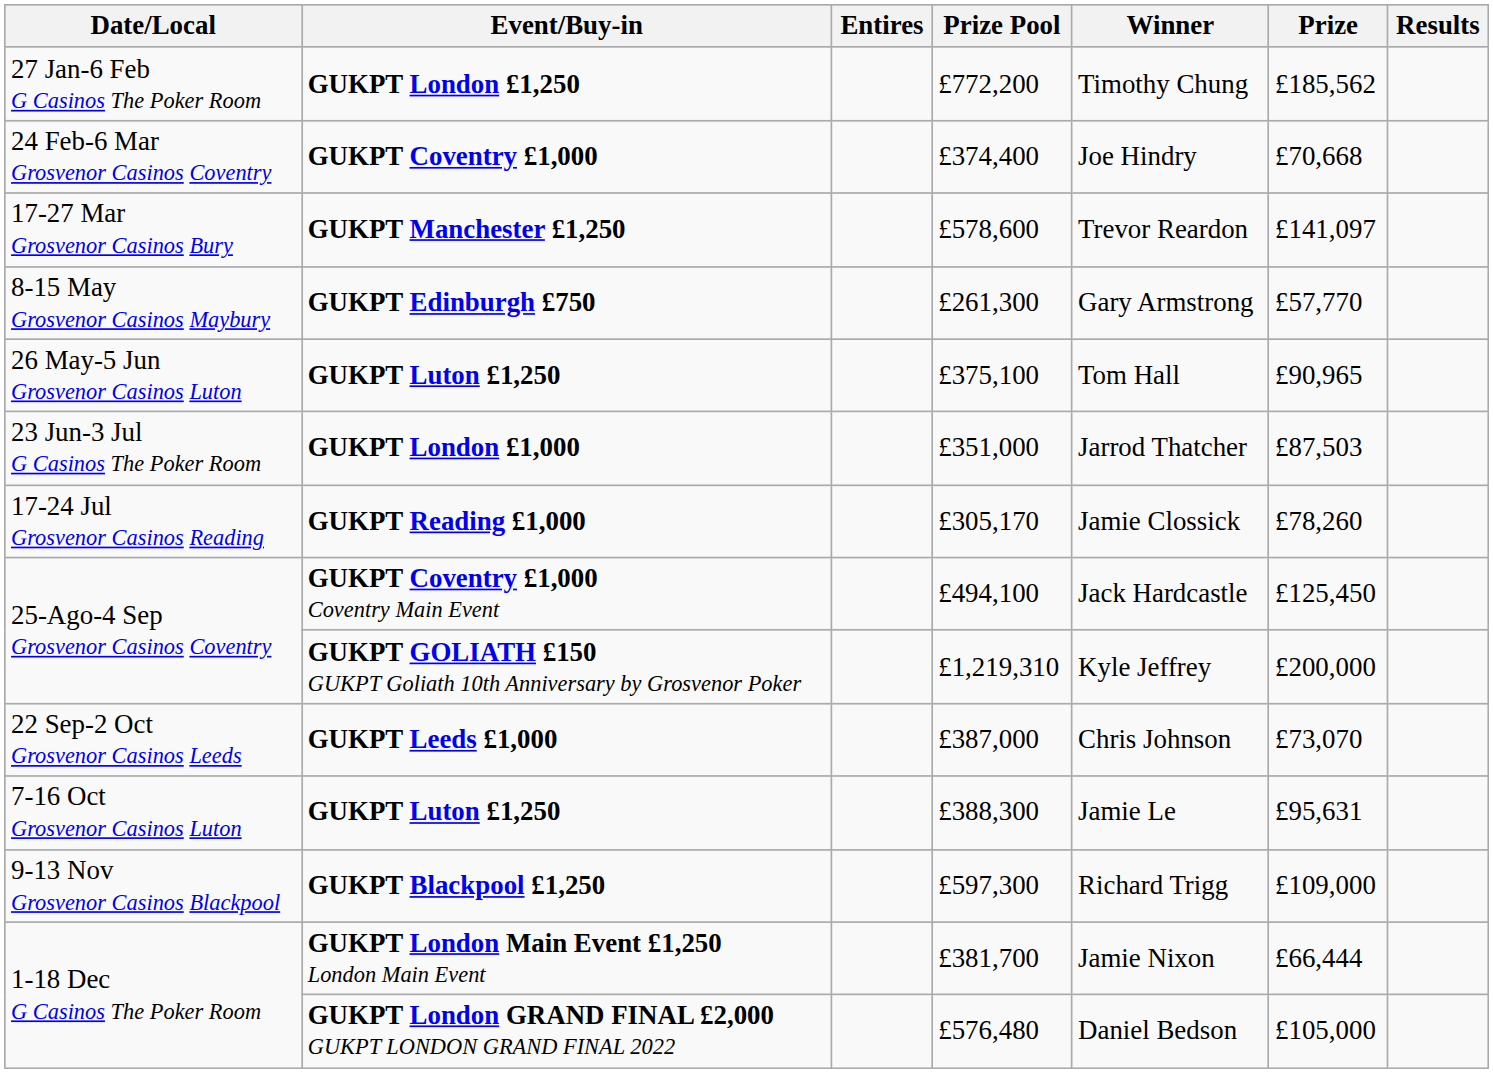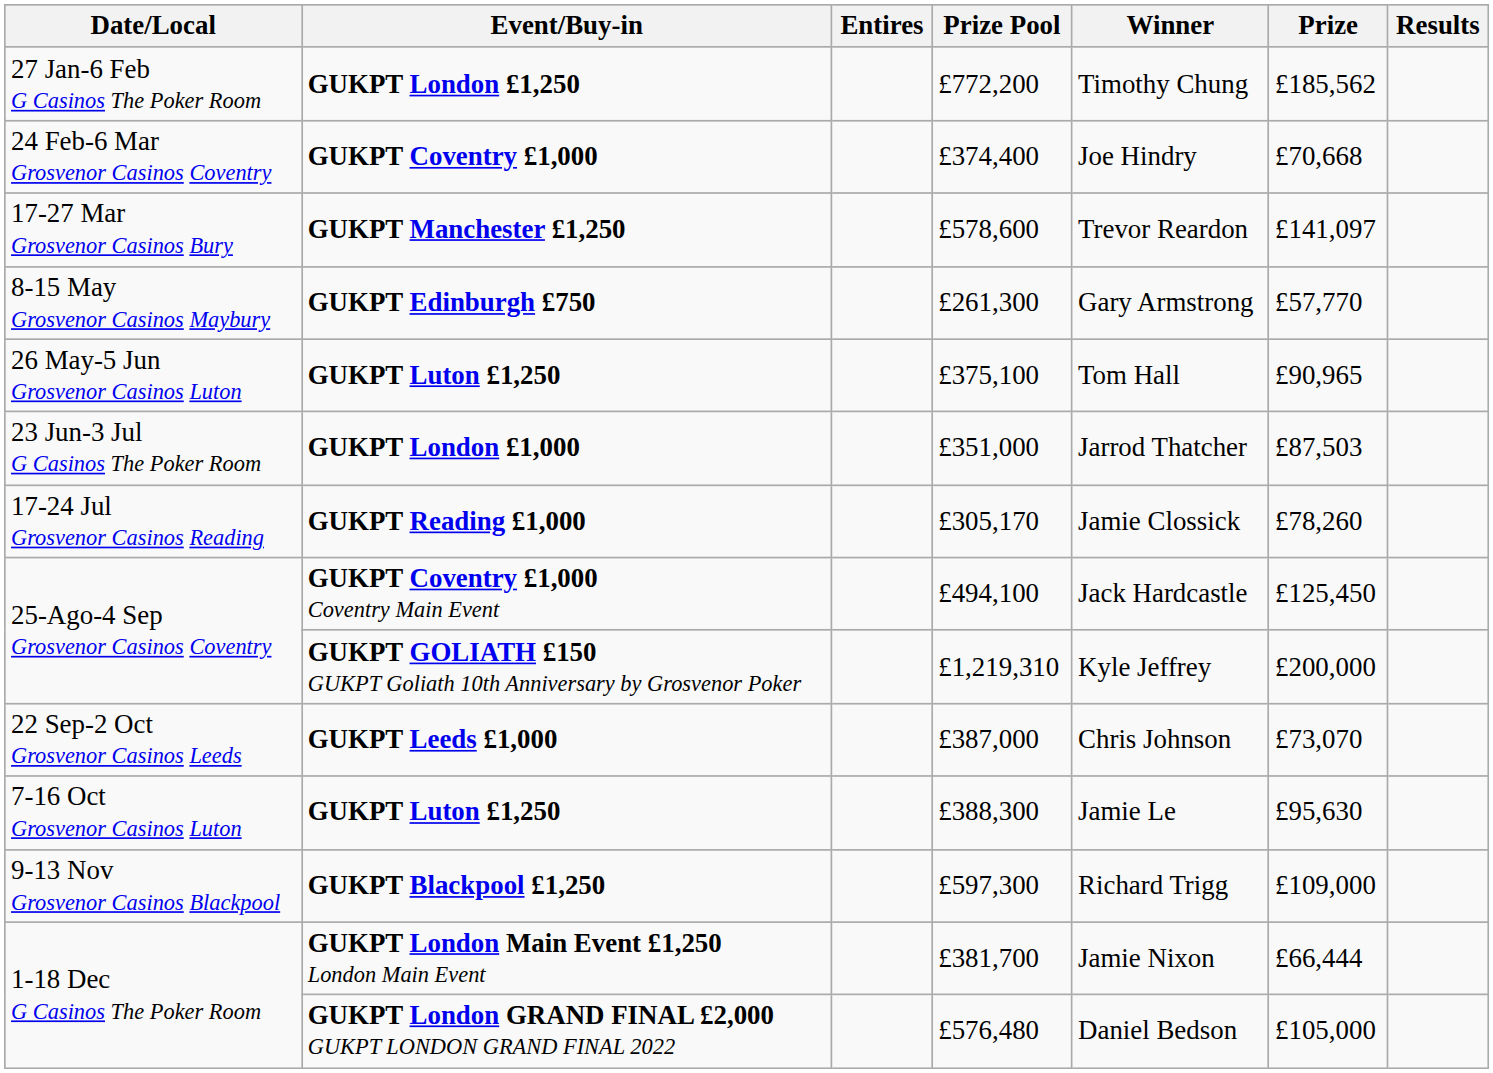(1319, 812) £95,631 -> (1319, 812) £95,630
